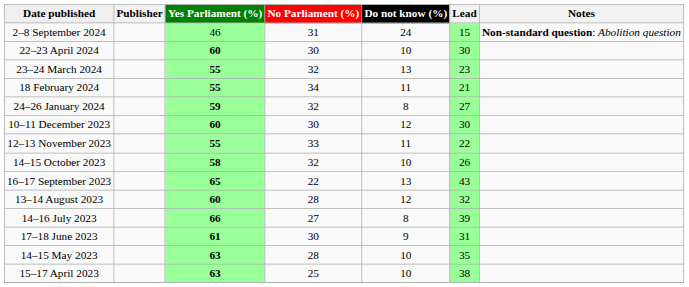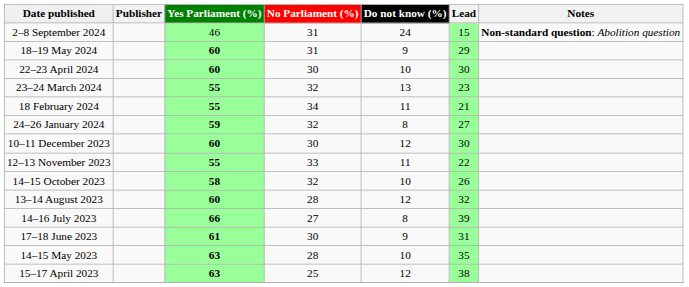+ row: (59, 51)
- row: (59, 180)
(406, 273) 10 -> (405, 273) 12
